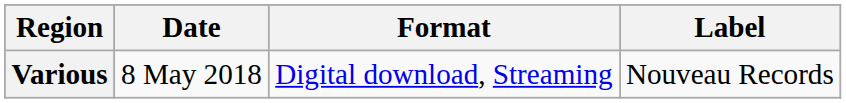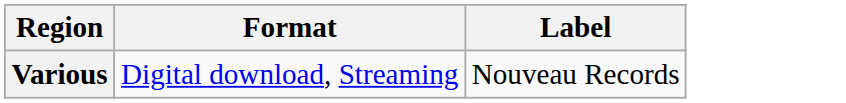- column: (191, 27)
